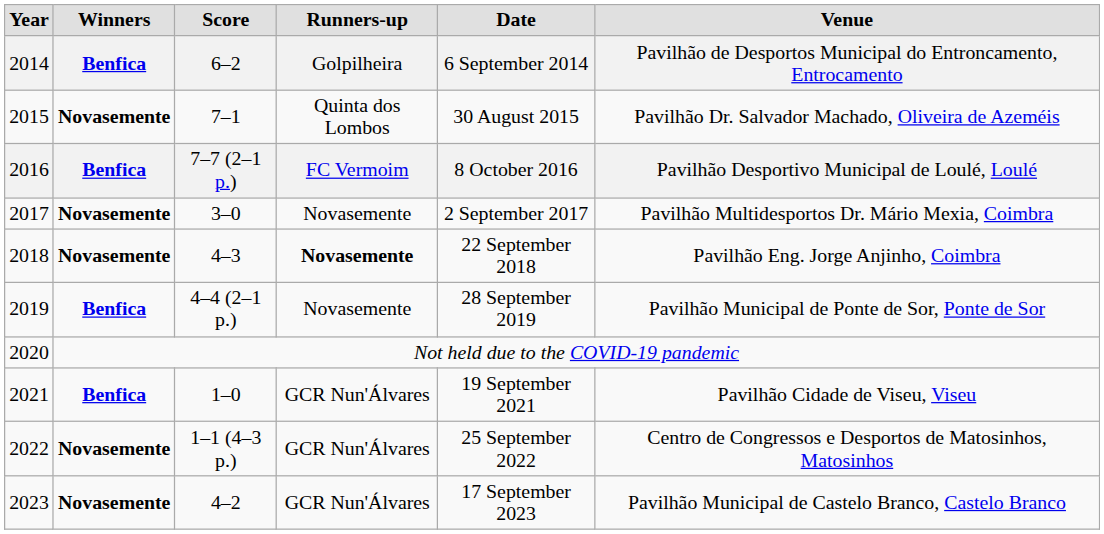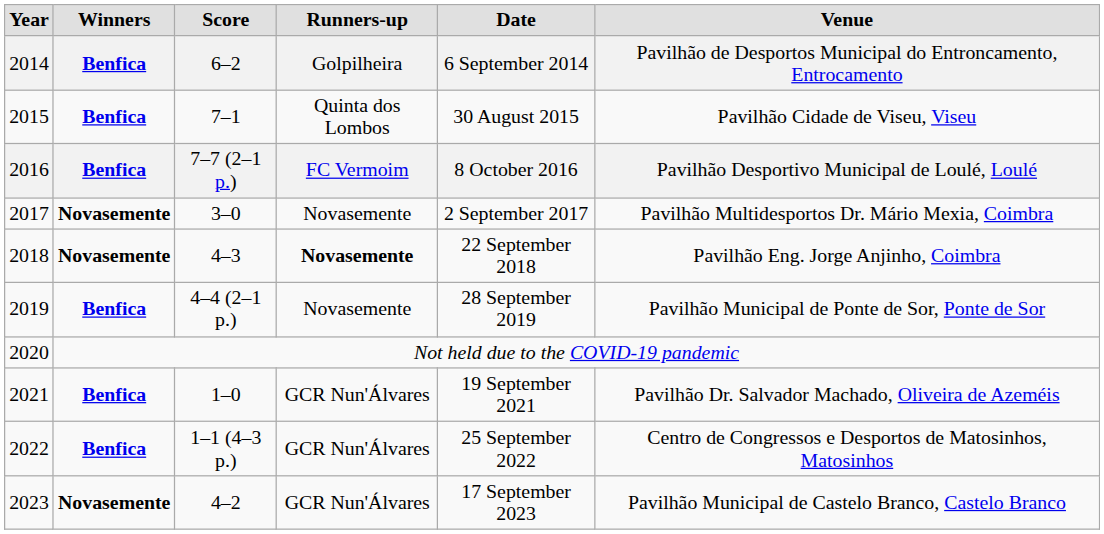(114, 116) Novasemente -> (114, 116) Benfica
(847, 116) Pavilhão Dr. Salvador Machado, Oliveira de Azeméis -> (847, 116) Pavilhão Cidade de Viseu, Viseu
(847, 394) Pavilhão Cidade de Viseu, Viseu -> (847, 394) Pavilhão Dr. Salvador Machado, Oliveira de Azeméis
(114, 448) Novasemente -> (114, 448) Benfica
